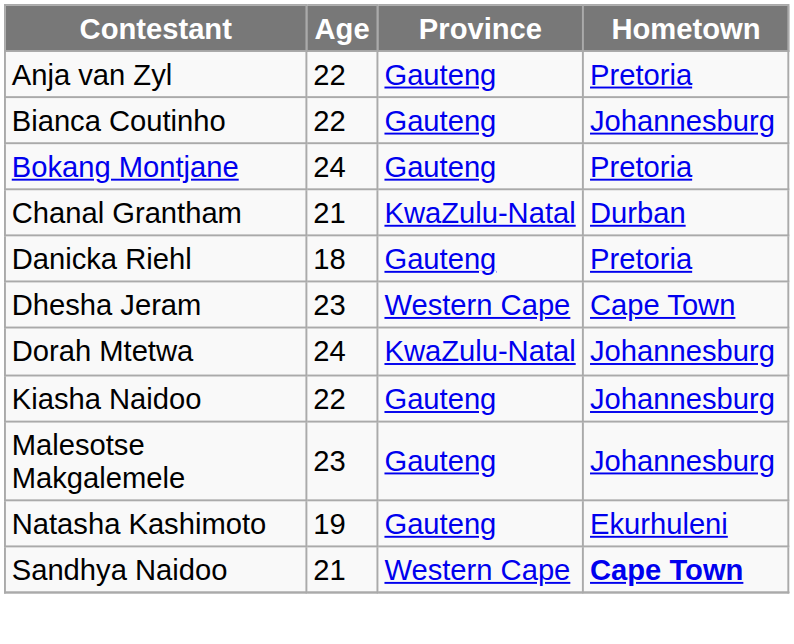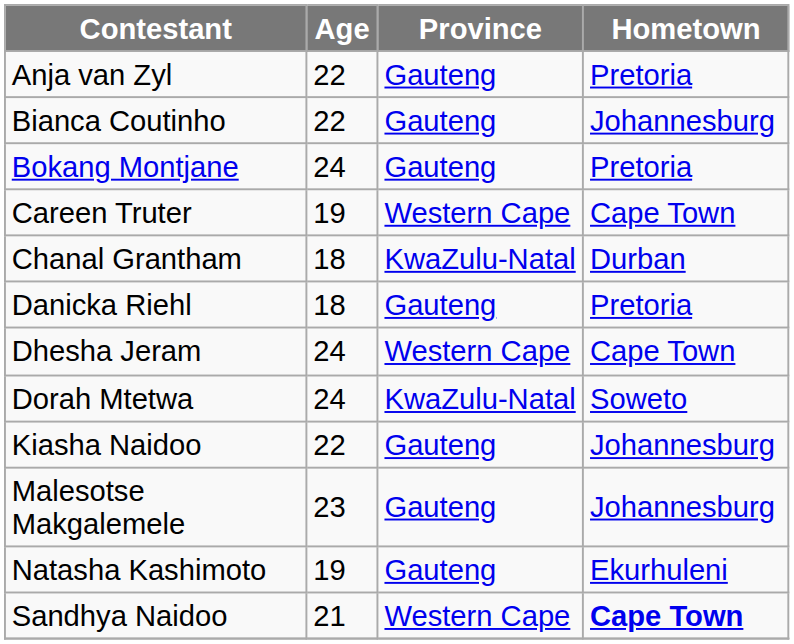+ row: (102, 213)
(330, 213) 21 -> (330, 259) 18
(330, 305) 23 -> (330, 352) 24
(682, 352) Johannesburg -> (639, 398) Soweto
